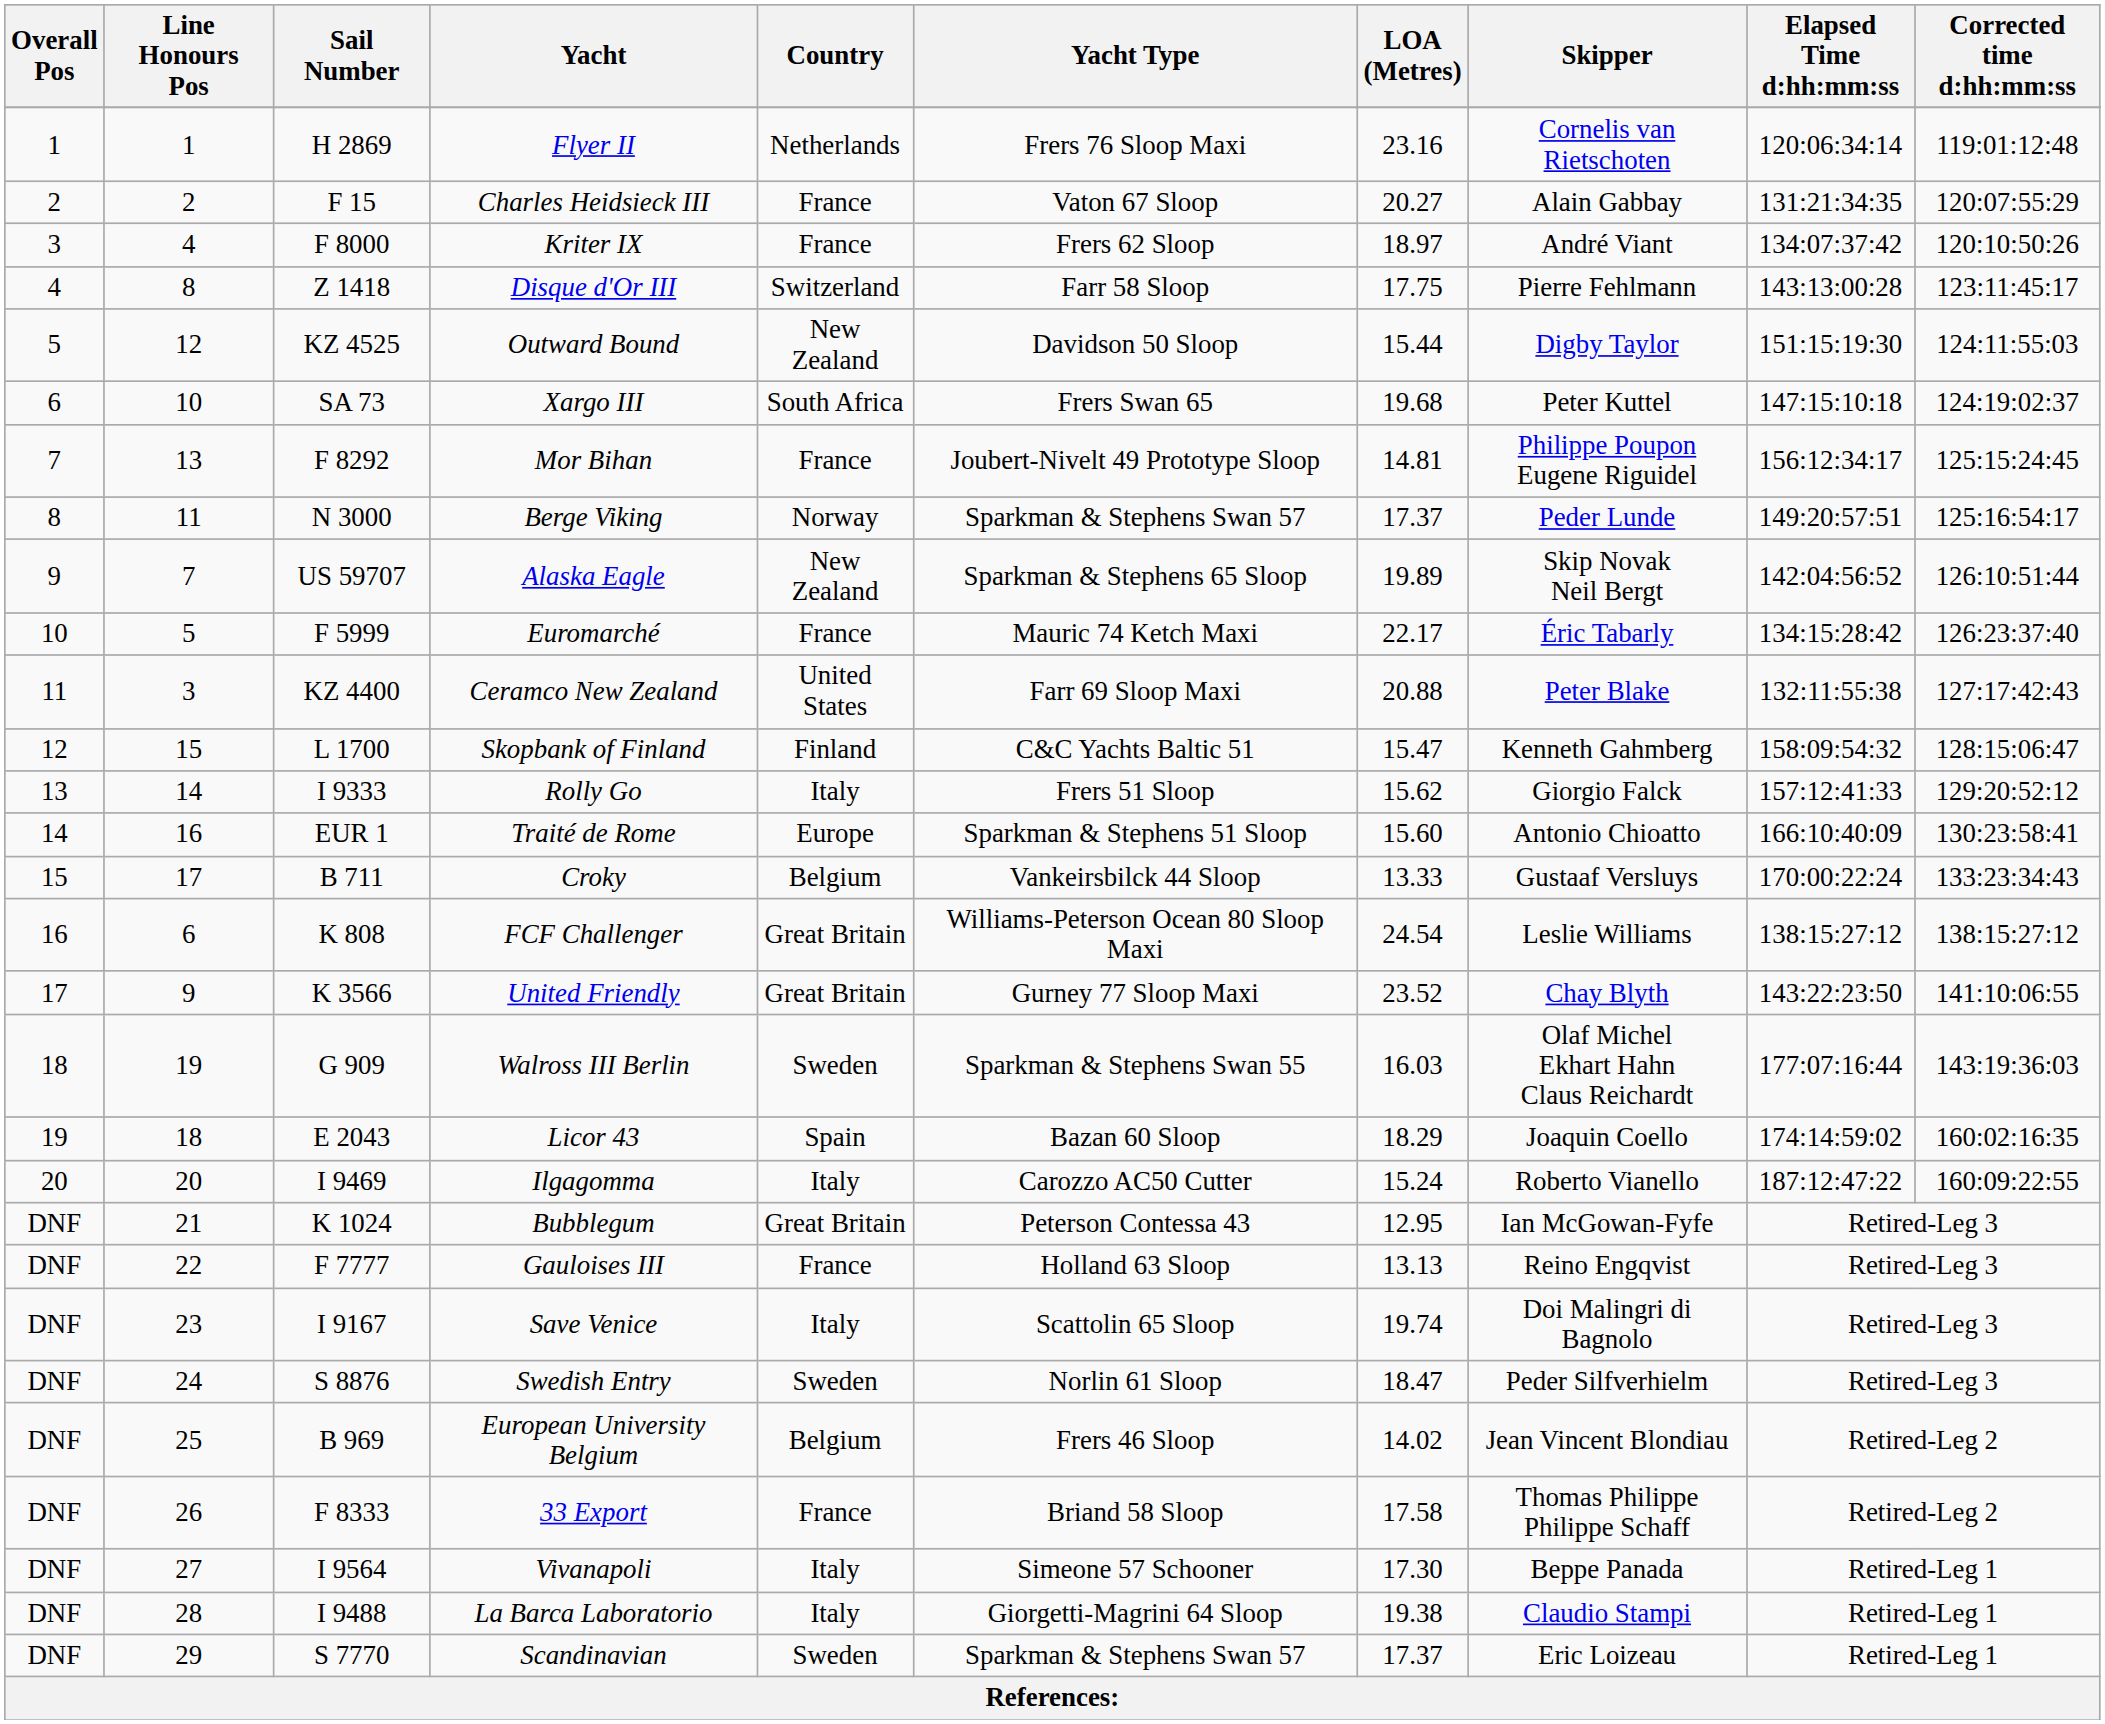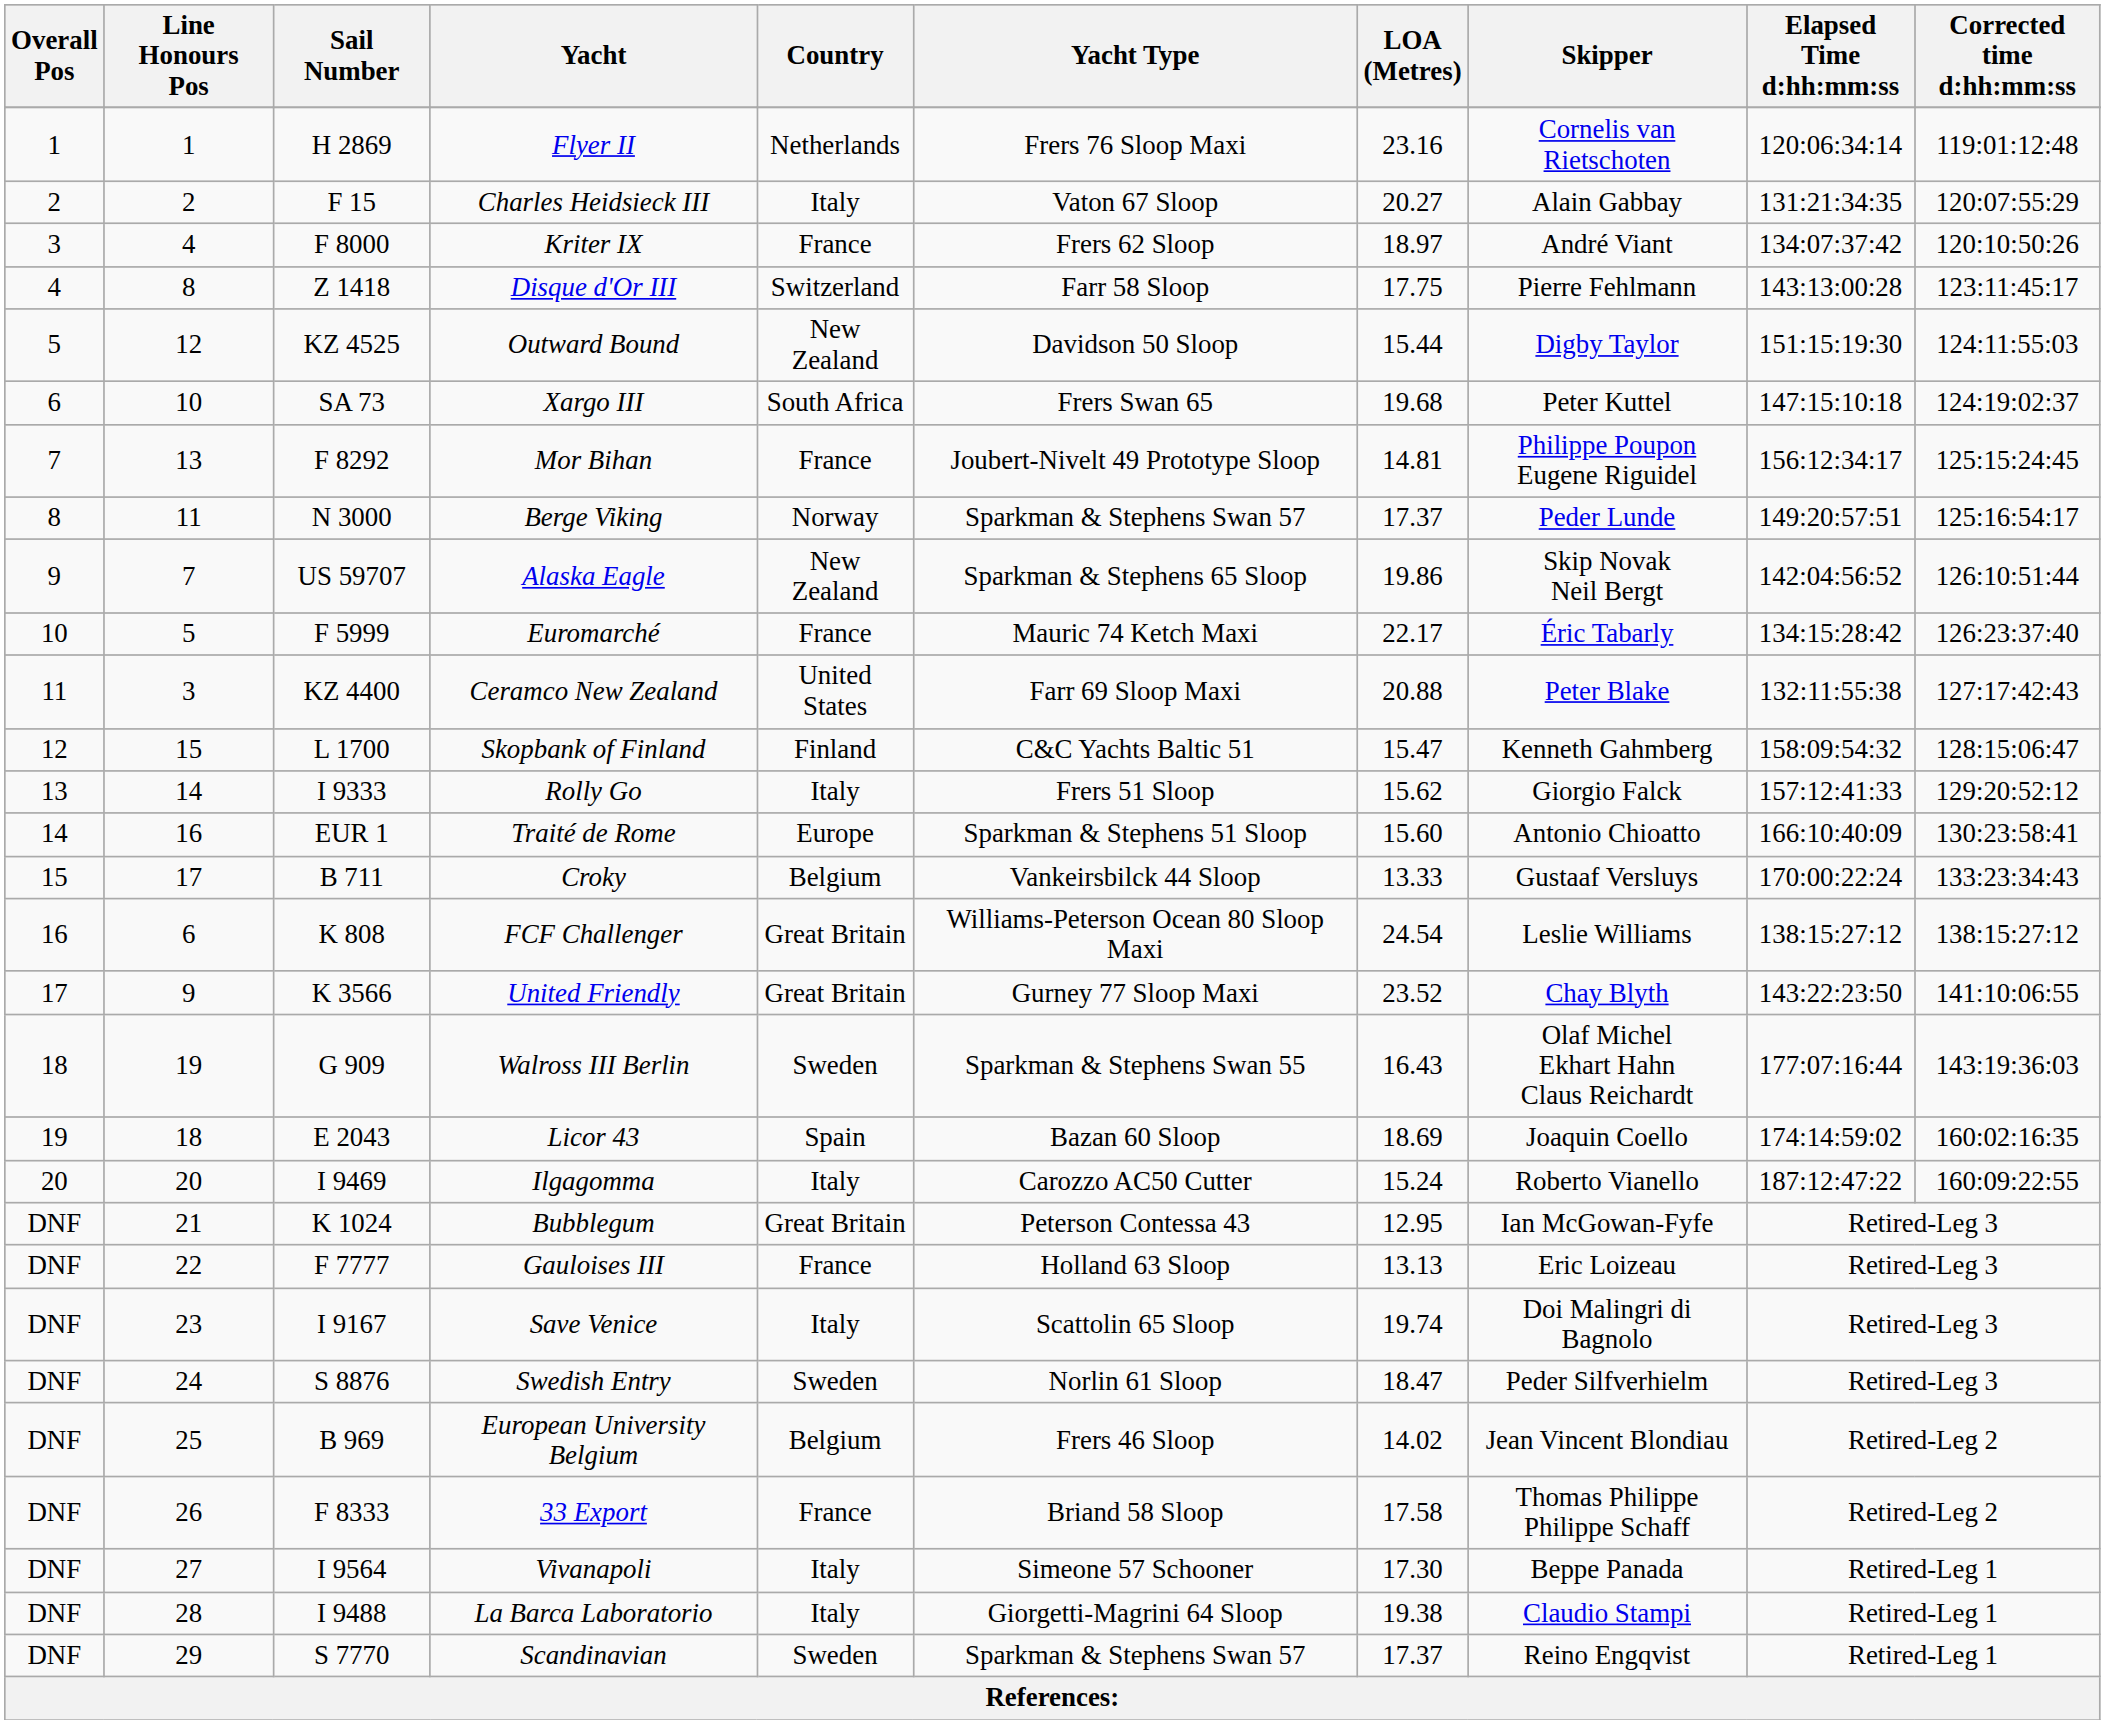(835, 201) France -> (835, 201) Italy
(1413, 575) 19.89 -> (1413, 575) 19.86
(1413, 1065) 16.03 -> (1413, 1065) 16.43
(1413, 1138) 18.29 -> (1413, 1138) 18.69
(1607, 1266) Reino Engqvist -> (1607, 1266) Eric Loizeau
(1607, 1655) Eric Loizeau -> (1607, 1655) Reino Engqvist
